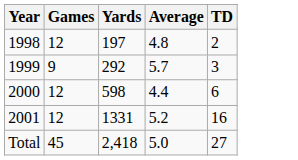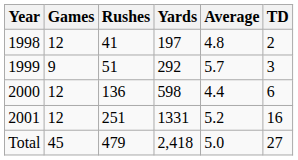+ column: (126, 17)
